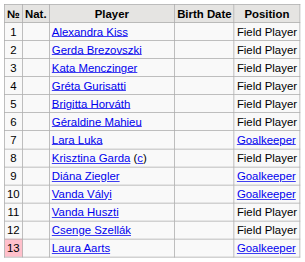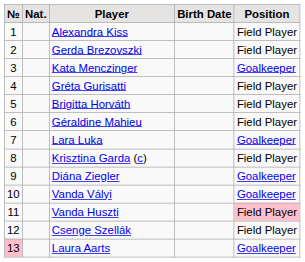(267, 68) Field Player -> (266, 68) Goalkeeper
(267, 212) no background -> (267, 212) pink background
